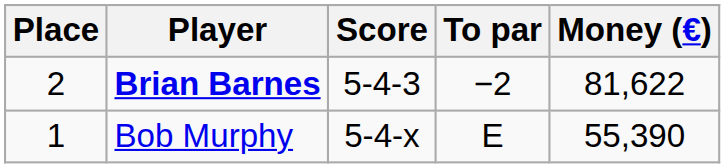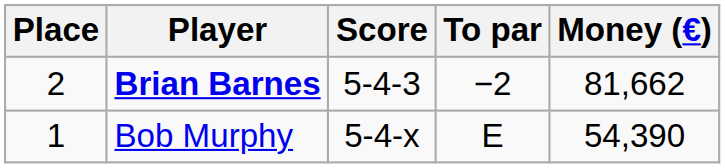(635, 83) 81,622 -> (635, 83) 81,662
(635, 135) 55,390 -> (635, 135) 54,390
